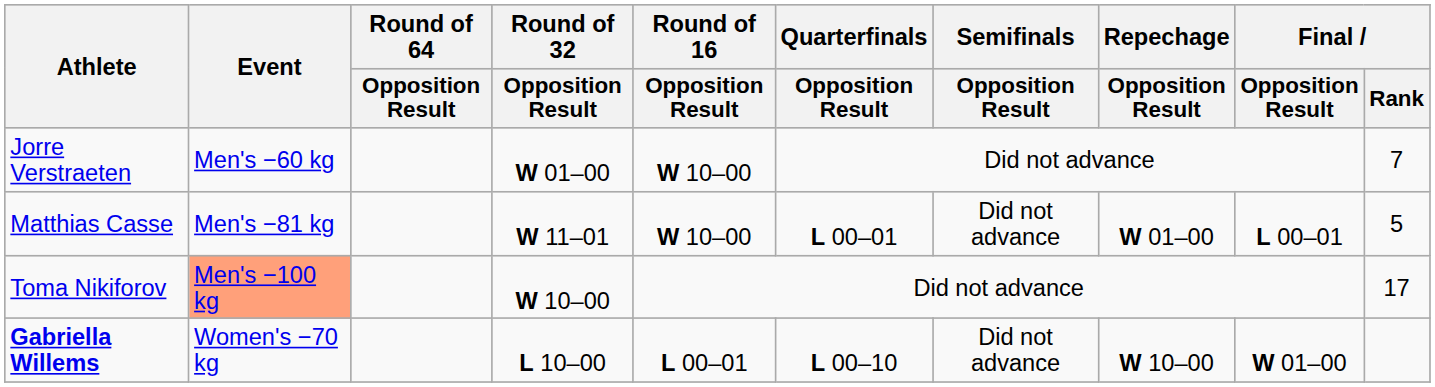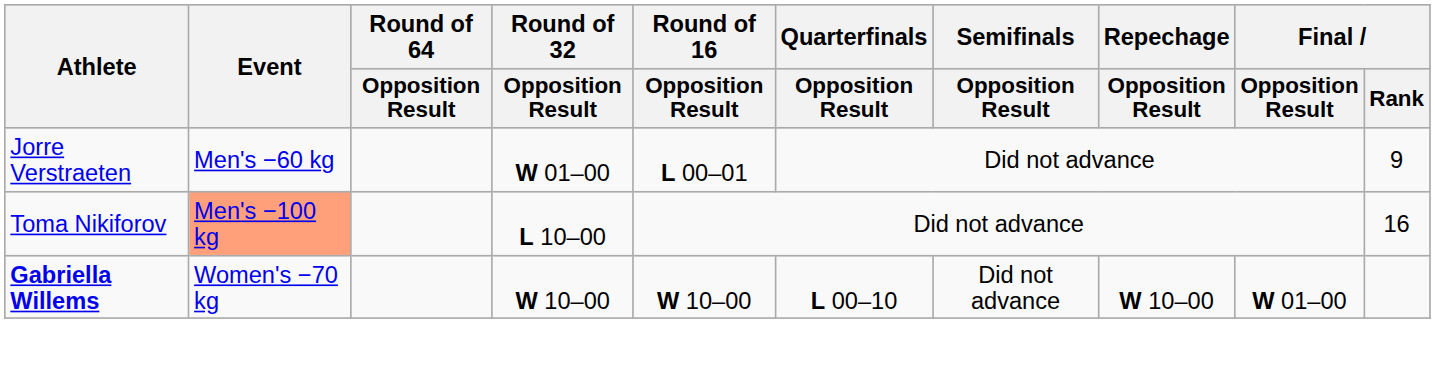(704, 173) W 10–00 -> (704, 173) L 00–01
(1397, 160) 7 -> (1397, 160) 9
- row: (92, 224)
(563, 301) W 10–00 -> (563, 237) L 10–00
(1397, 287) 17 -> (1397, 224) 16
(563, 364) L 10–00 -> (563, 301) W 10–00
(704, 364) L 00–01 -> (704, 301) W 10–00
